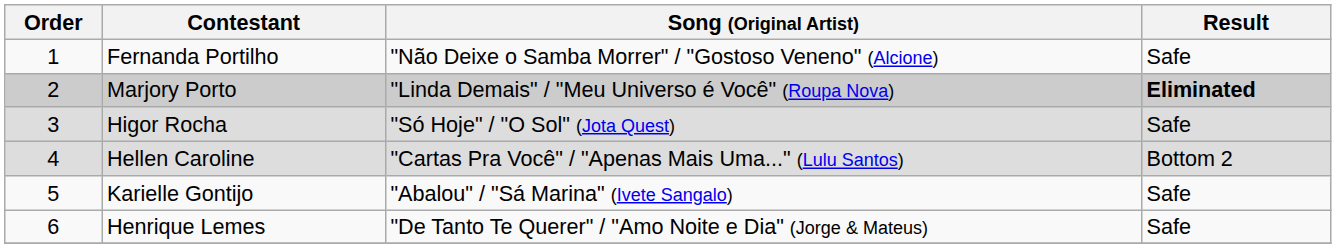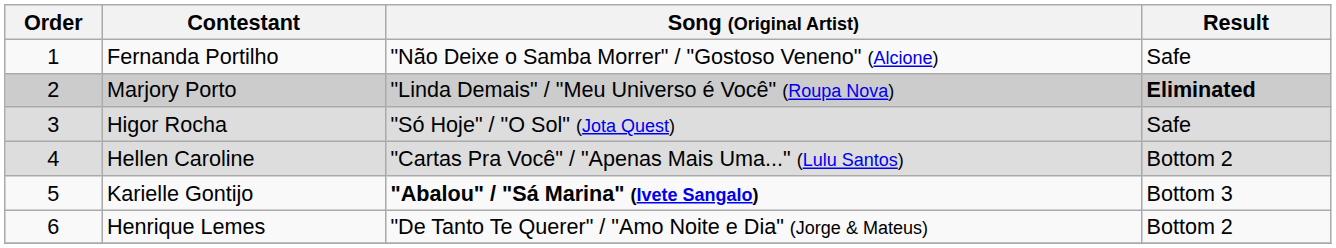(562, 193) normal -> (575, 193) bold
(1169, 193) Safe -> (1190, 193) Bottom 3
(1169, 227) Safe -> (1190, 227) Bottom 2
